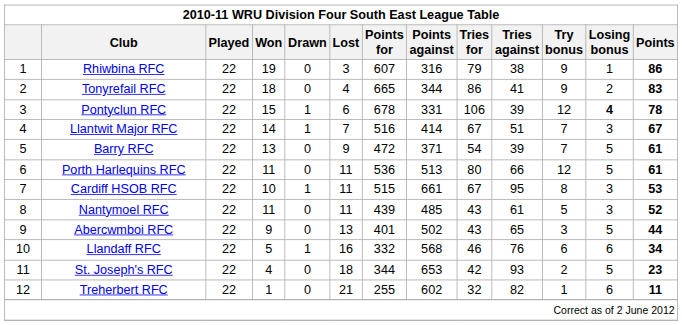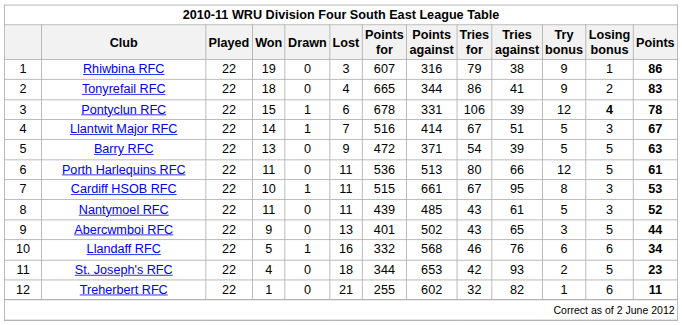(564, 129) 7 -> (564, 129) 5
(564, 149) 7 -> (564, 149) 5
(655, 149) 61 -> (655, 149) 63
